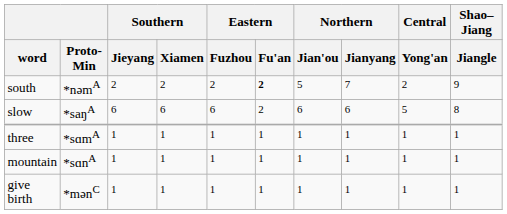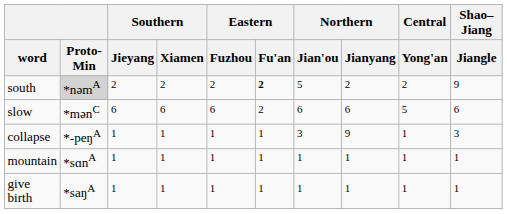(82, 87) no background -> (82, 87) lightgrey background
(347, 85) 7 -> (347, 85) 2
(79, 112) *saŋA -> (81, 112) *mənC
(456, 109) 8 -> (456, 109) 6
+ row: (29, 136)
- row: (21, 137)
(81, 191) *mənC -> (79, 190) *saŋA
